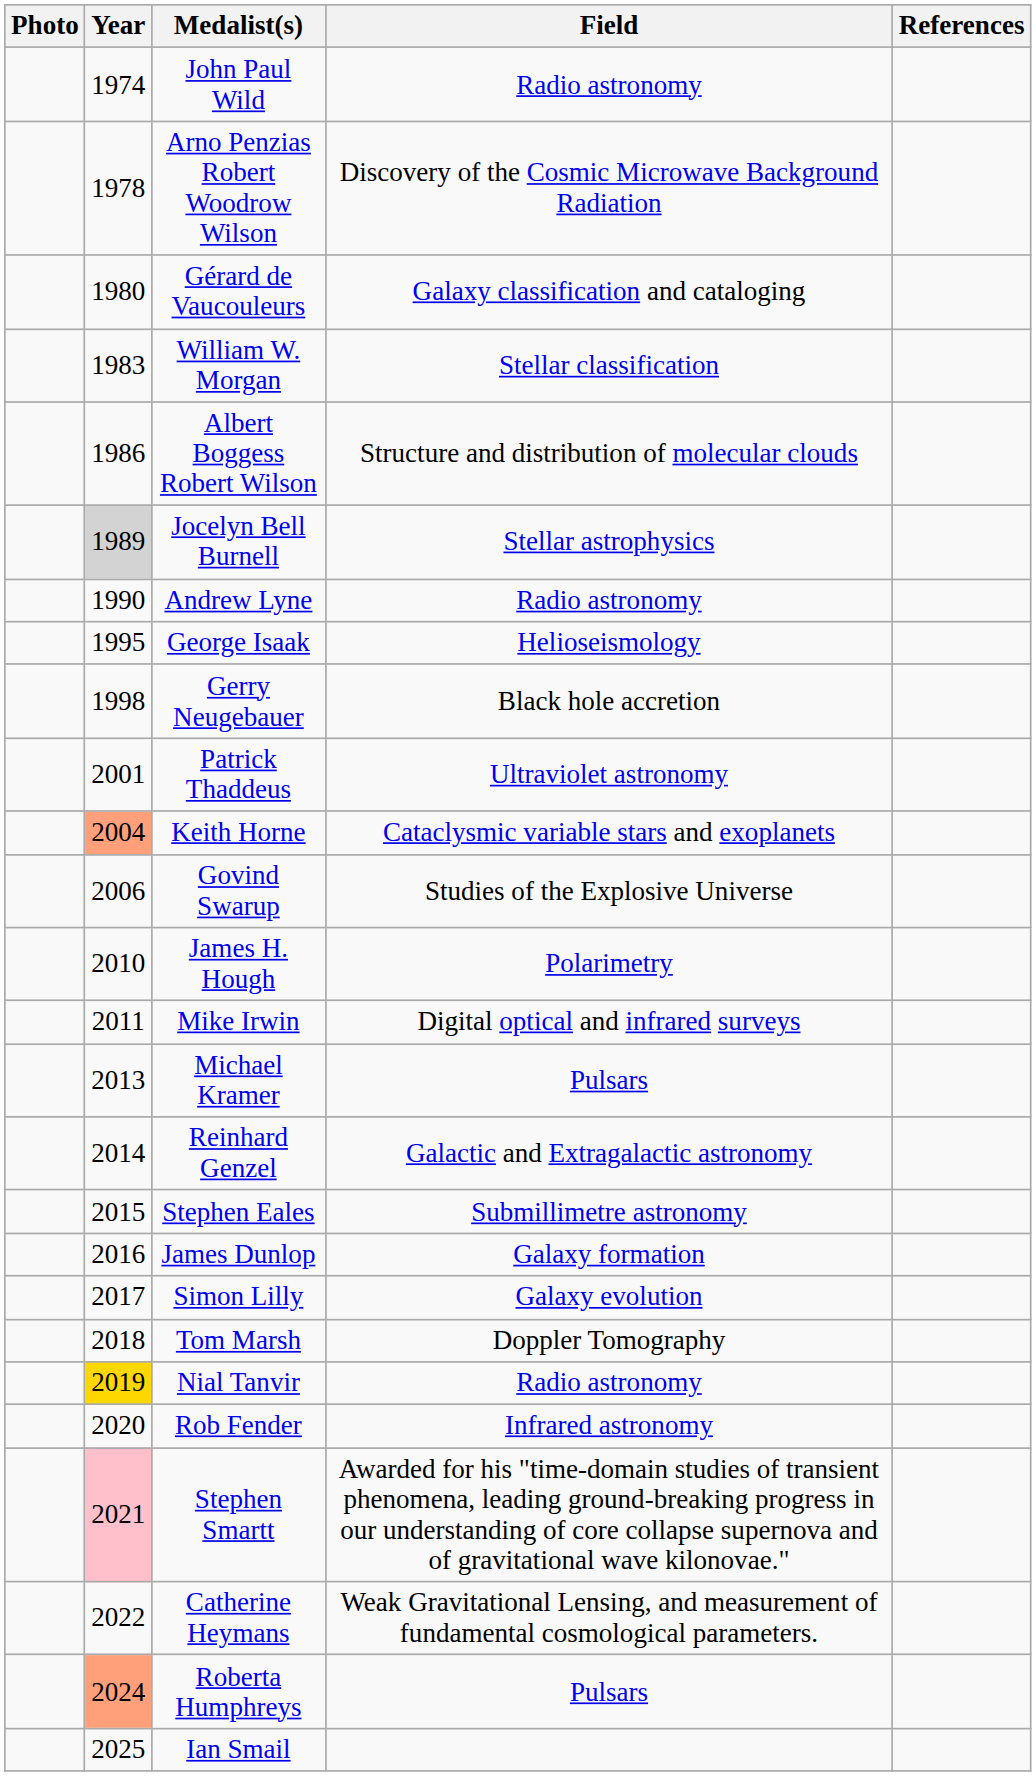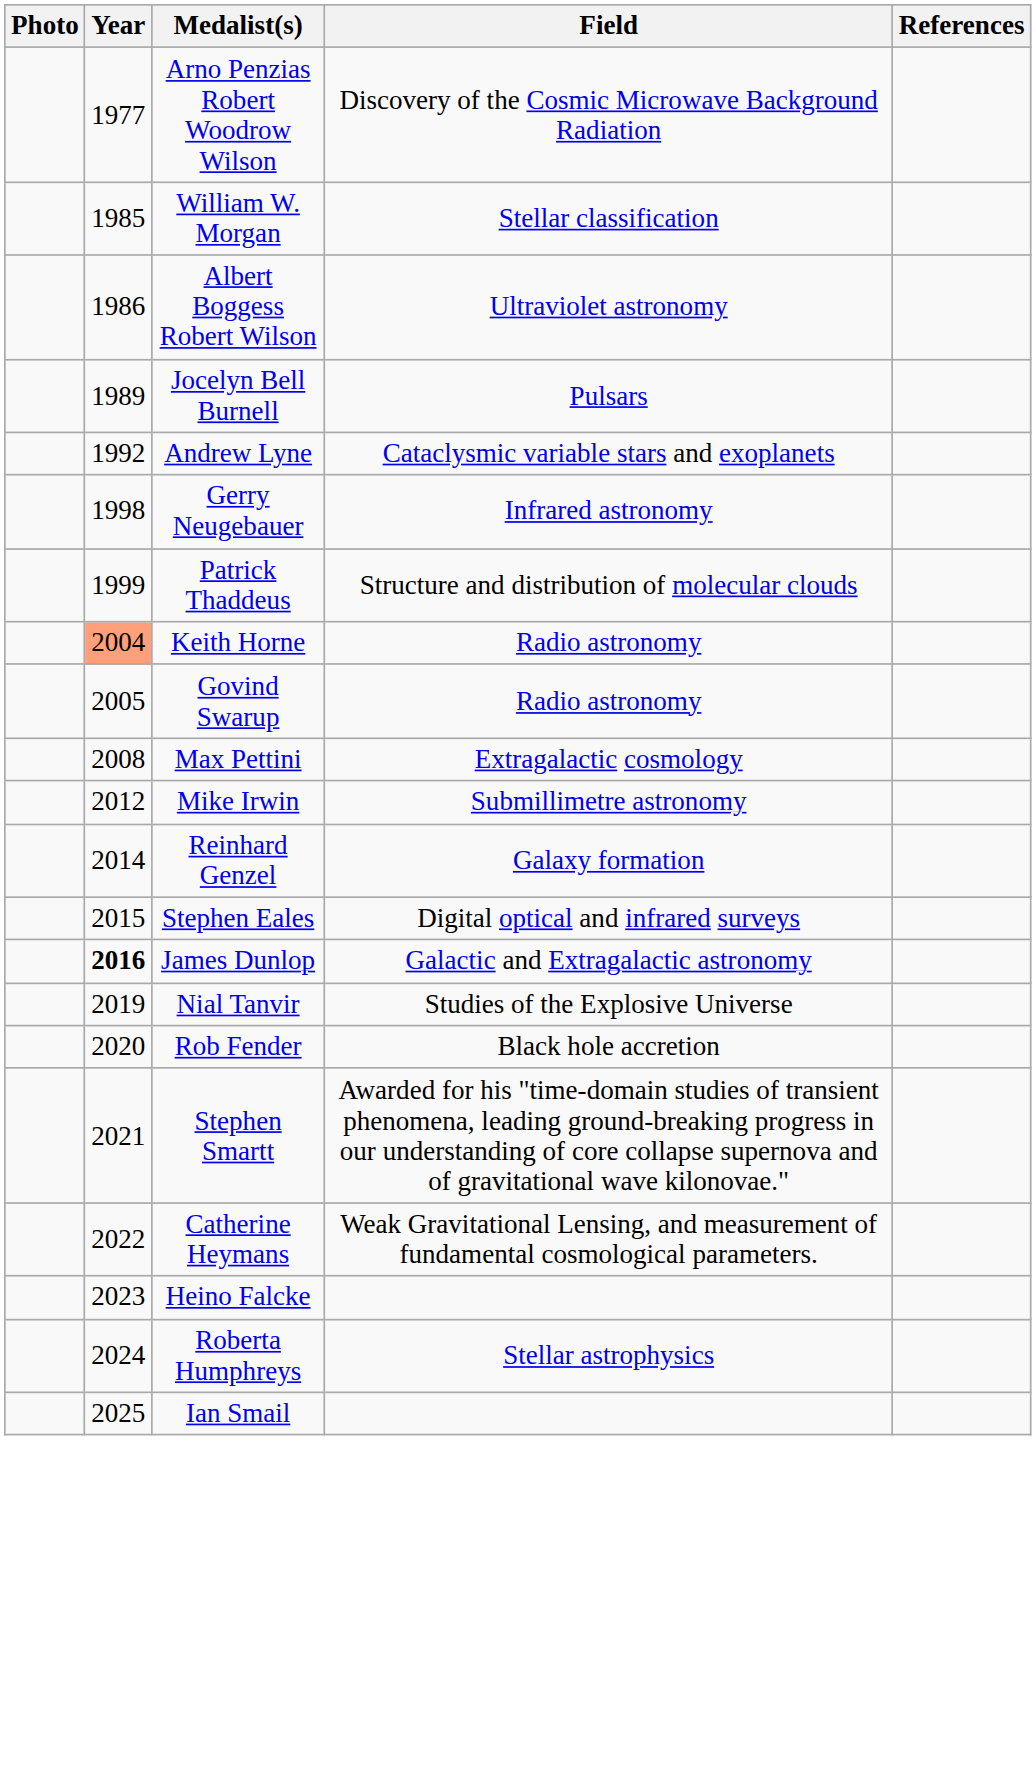- row: (238, 84)
(118, 187) 1978 -> (118, 114) 1977
- row: (238, 291)
(118, 364) 1983 -> (118, 218) 1985
(609, 453) Structure and distribution of molecular clouds -> (609, 306) Ultraviolet astronomy
(118, 541) lightgrey background -> (118, 395) no background
(609, 541) Stellar astrophysics -> (609, 395) Pulsars
(118, 599) 1990 -> (118, 453) 1992
(609, 599) Radio astronomy -> (609, 453) Cataclysmic variable stars and exoplanets
- row: (238, 642)
(609, 700) Black hole accretion -> (609, 511) Infrared astronomy
(118, 774) 2001 -> (118, 584) 1999
(609, 774) Ultraviolet astronomy -> (609, 584) Structure and distribution of molecular clouds
(609, 832) Cataclysmic variable stars and exoplanets -> (609, 642) Radio astronomy
(118, 890) 2006 -> (118, 700) 2005
(609, 890) Studies of the Explosive Universe -> (609, 700) Radio astronomy
+ row: (238, 758)
- row: (238, 963)
(118, 1021) 2011 -> (118, 801) 2012
(609, 1021) Digital optical and infrared surveys -> (609, 801) Submillimetre astronomy
- row: (238, 1079)
(609, 1153) Galactic and Extragalactic astronomy -> (609, 859) Galaxy formation
(609, 1211) Submillimetre astronomy -> (609, 918) Digital optical and infrared surveys
(118, 1254) normal -> (118, 960) bold
(609, 1254) Galaxy formation -> (609, 960) Galactic and Extragalactic astronomy
- row: (238, 1297)
- row: (238, 1339)
(118, 1382) gold background -> (118, 1003) no background
(609, 1382) Radio astronomy -> (609, 1003) Studies of the Explosive Universe
(609, 1425) Infrared astronomy -> (609, 1046) Black hole accretion
(118, 1514) pink background -> (118, 1135) no background
+ row: (238, 1297)
(118, 1691) lightsalmon background -> (118, 1355) no background
(609, 1691) Pulsars -> (609, 1355) Stellar astrophysics
